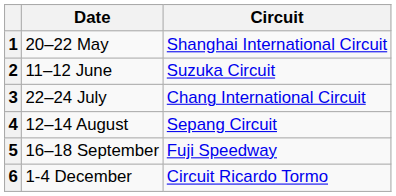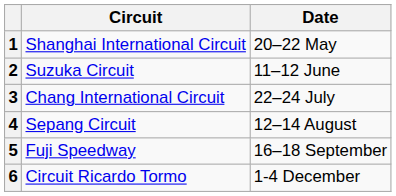columns swapped: (277, 17) <-> (92, 17)
